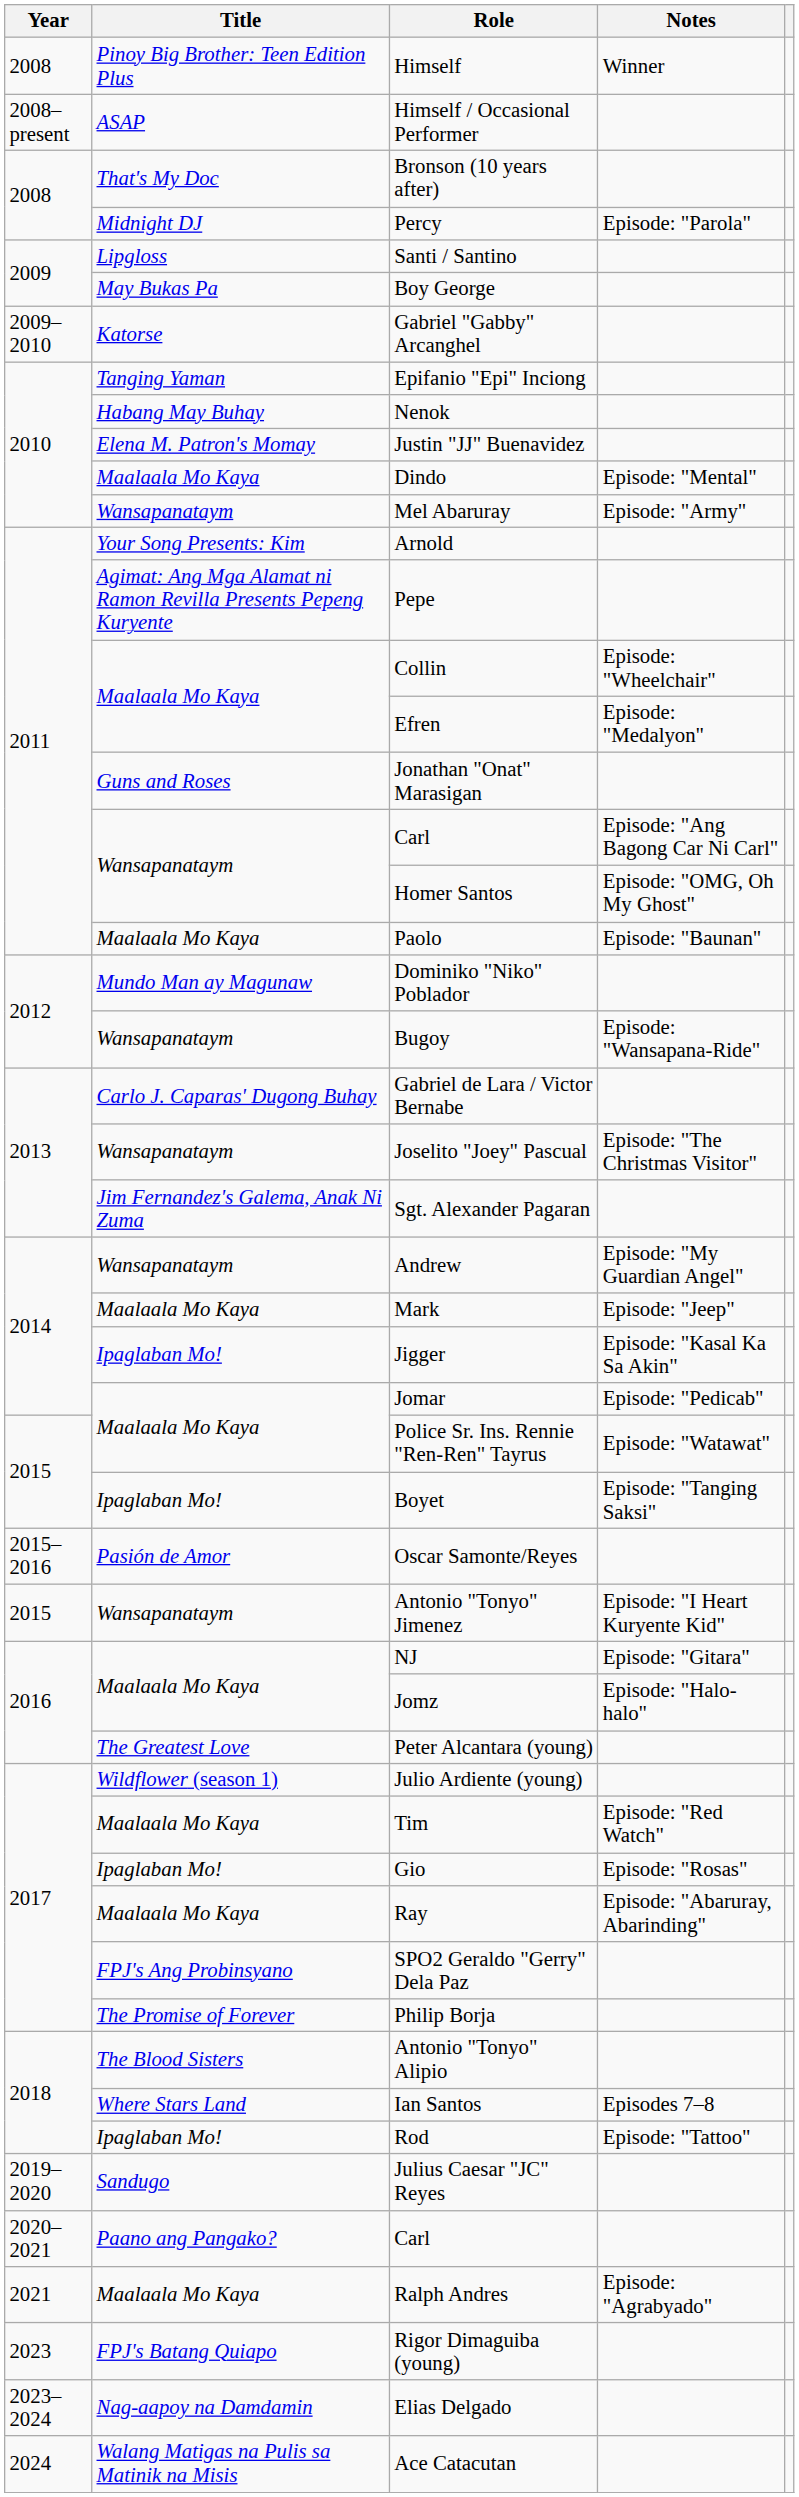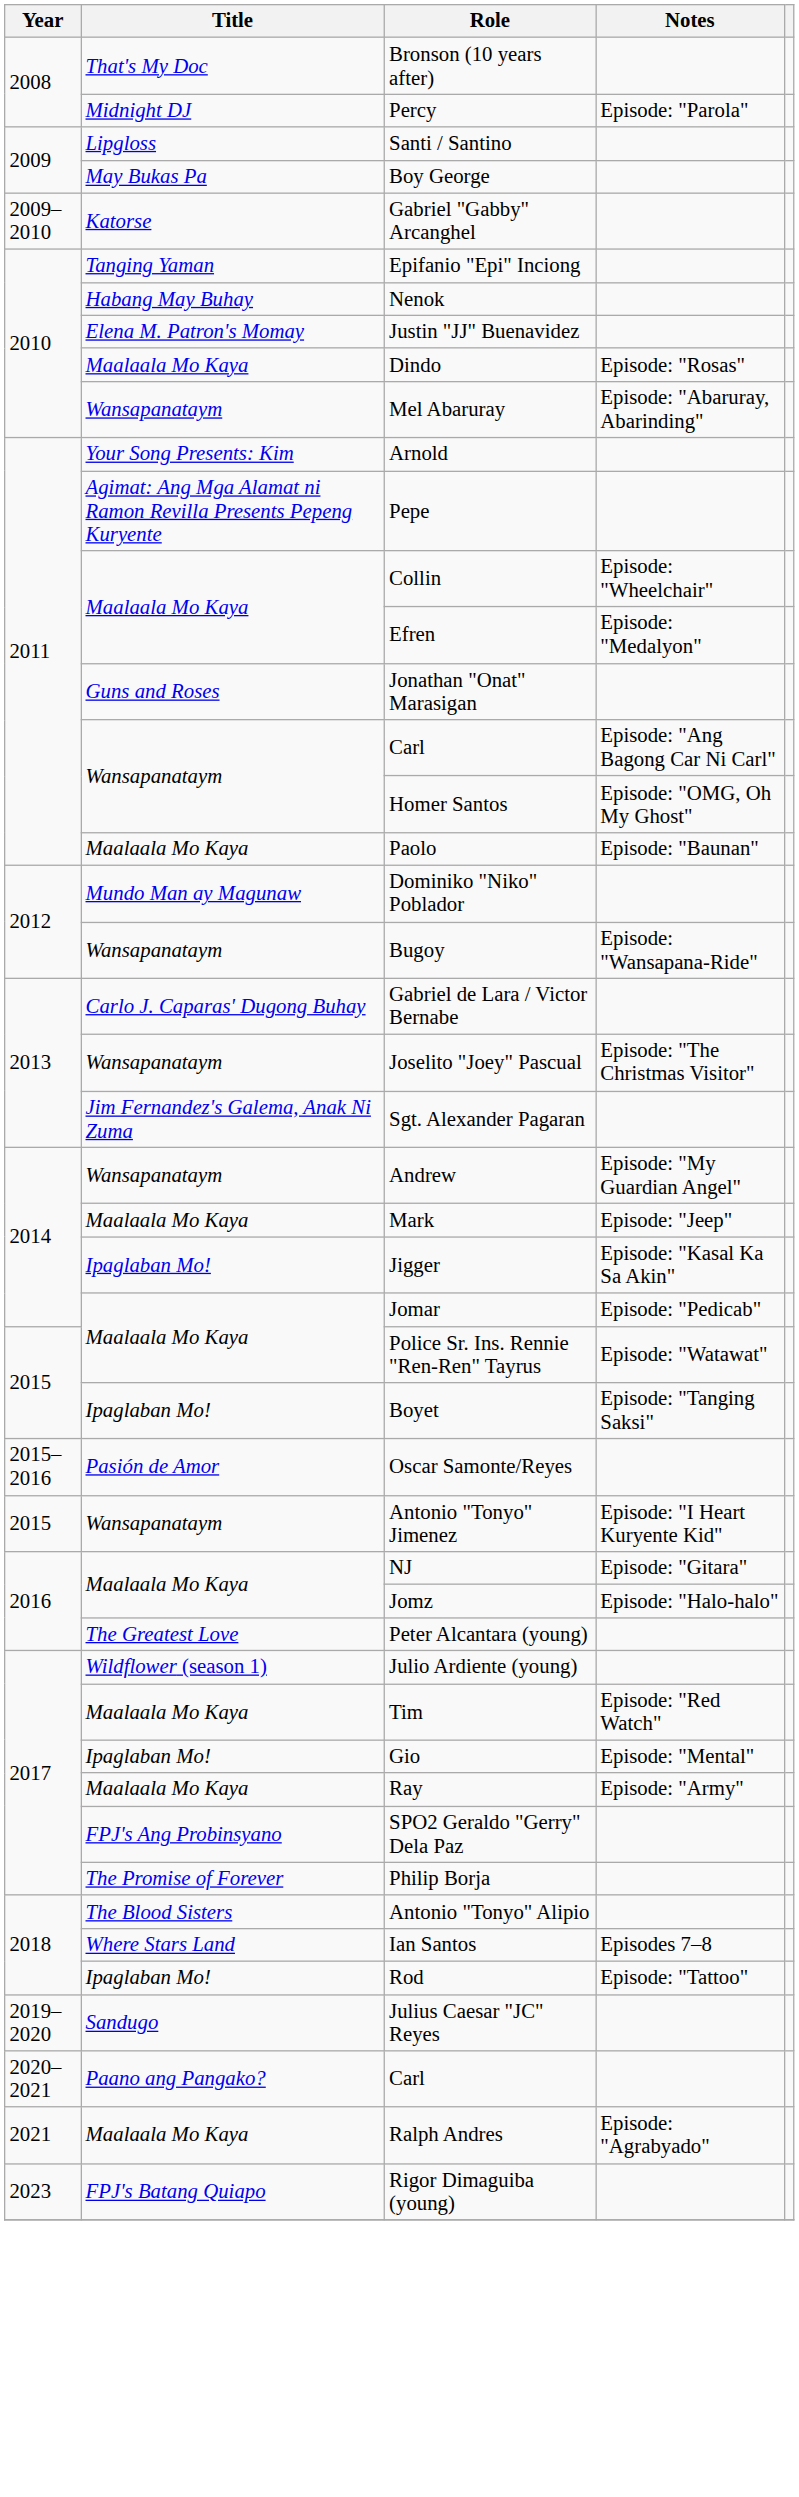- row: (231, 65)
- row: (121, 122)
(680, 477) Episode: "Mental" -> (673, 364) Episode: "Rosas"
(675, 510) Episode: "Army" -> (685, 409) Episode: "Abaruray, Abarinding"
(675, 1869) Episode: "Rosas" -> (677, 1756) Episode: "Mental"
(687, 1913) Episode: "Abaruray, Abarinding" -> (672, 1789) Episode: "Army"
- row: (205, 2407)
- row: (213, 2463)
